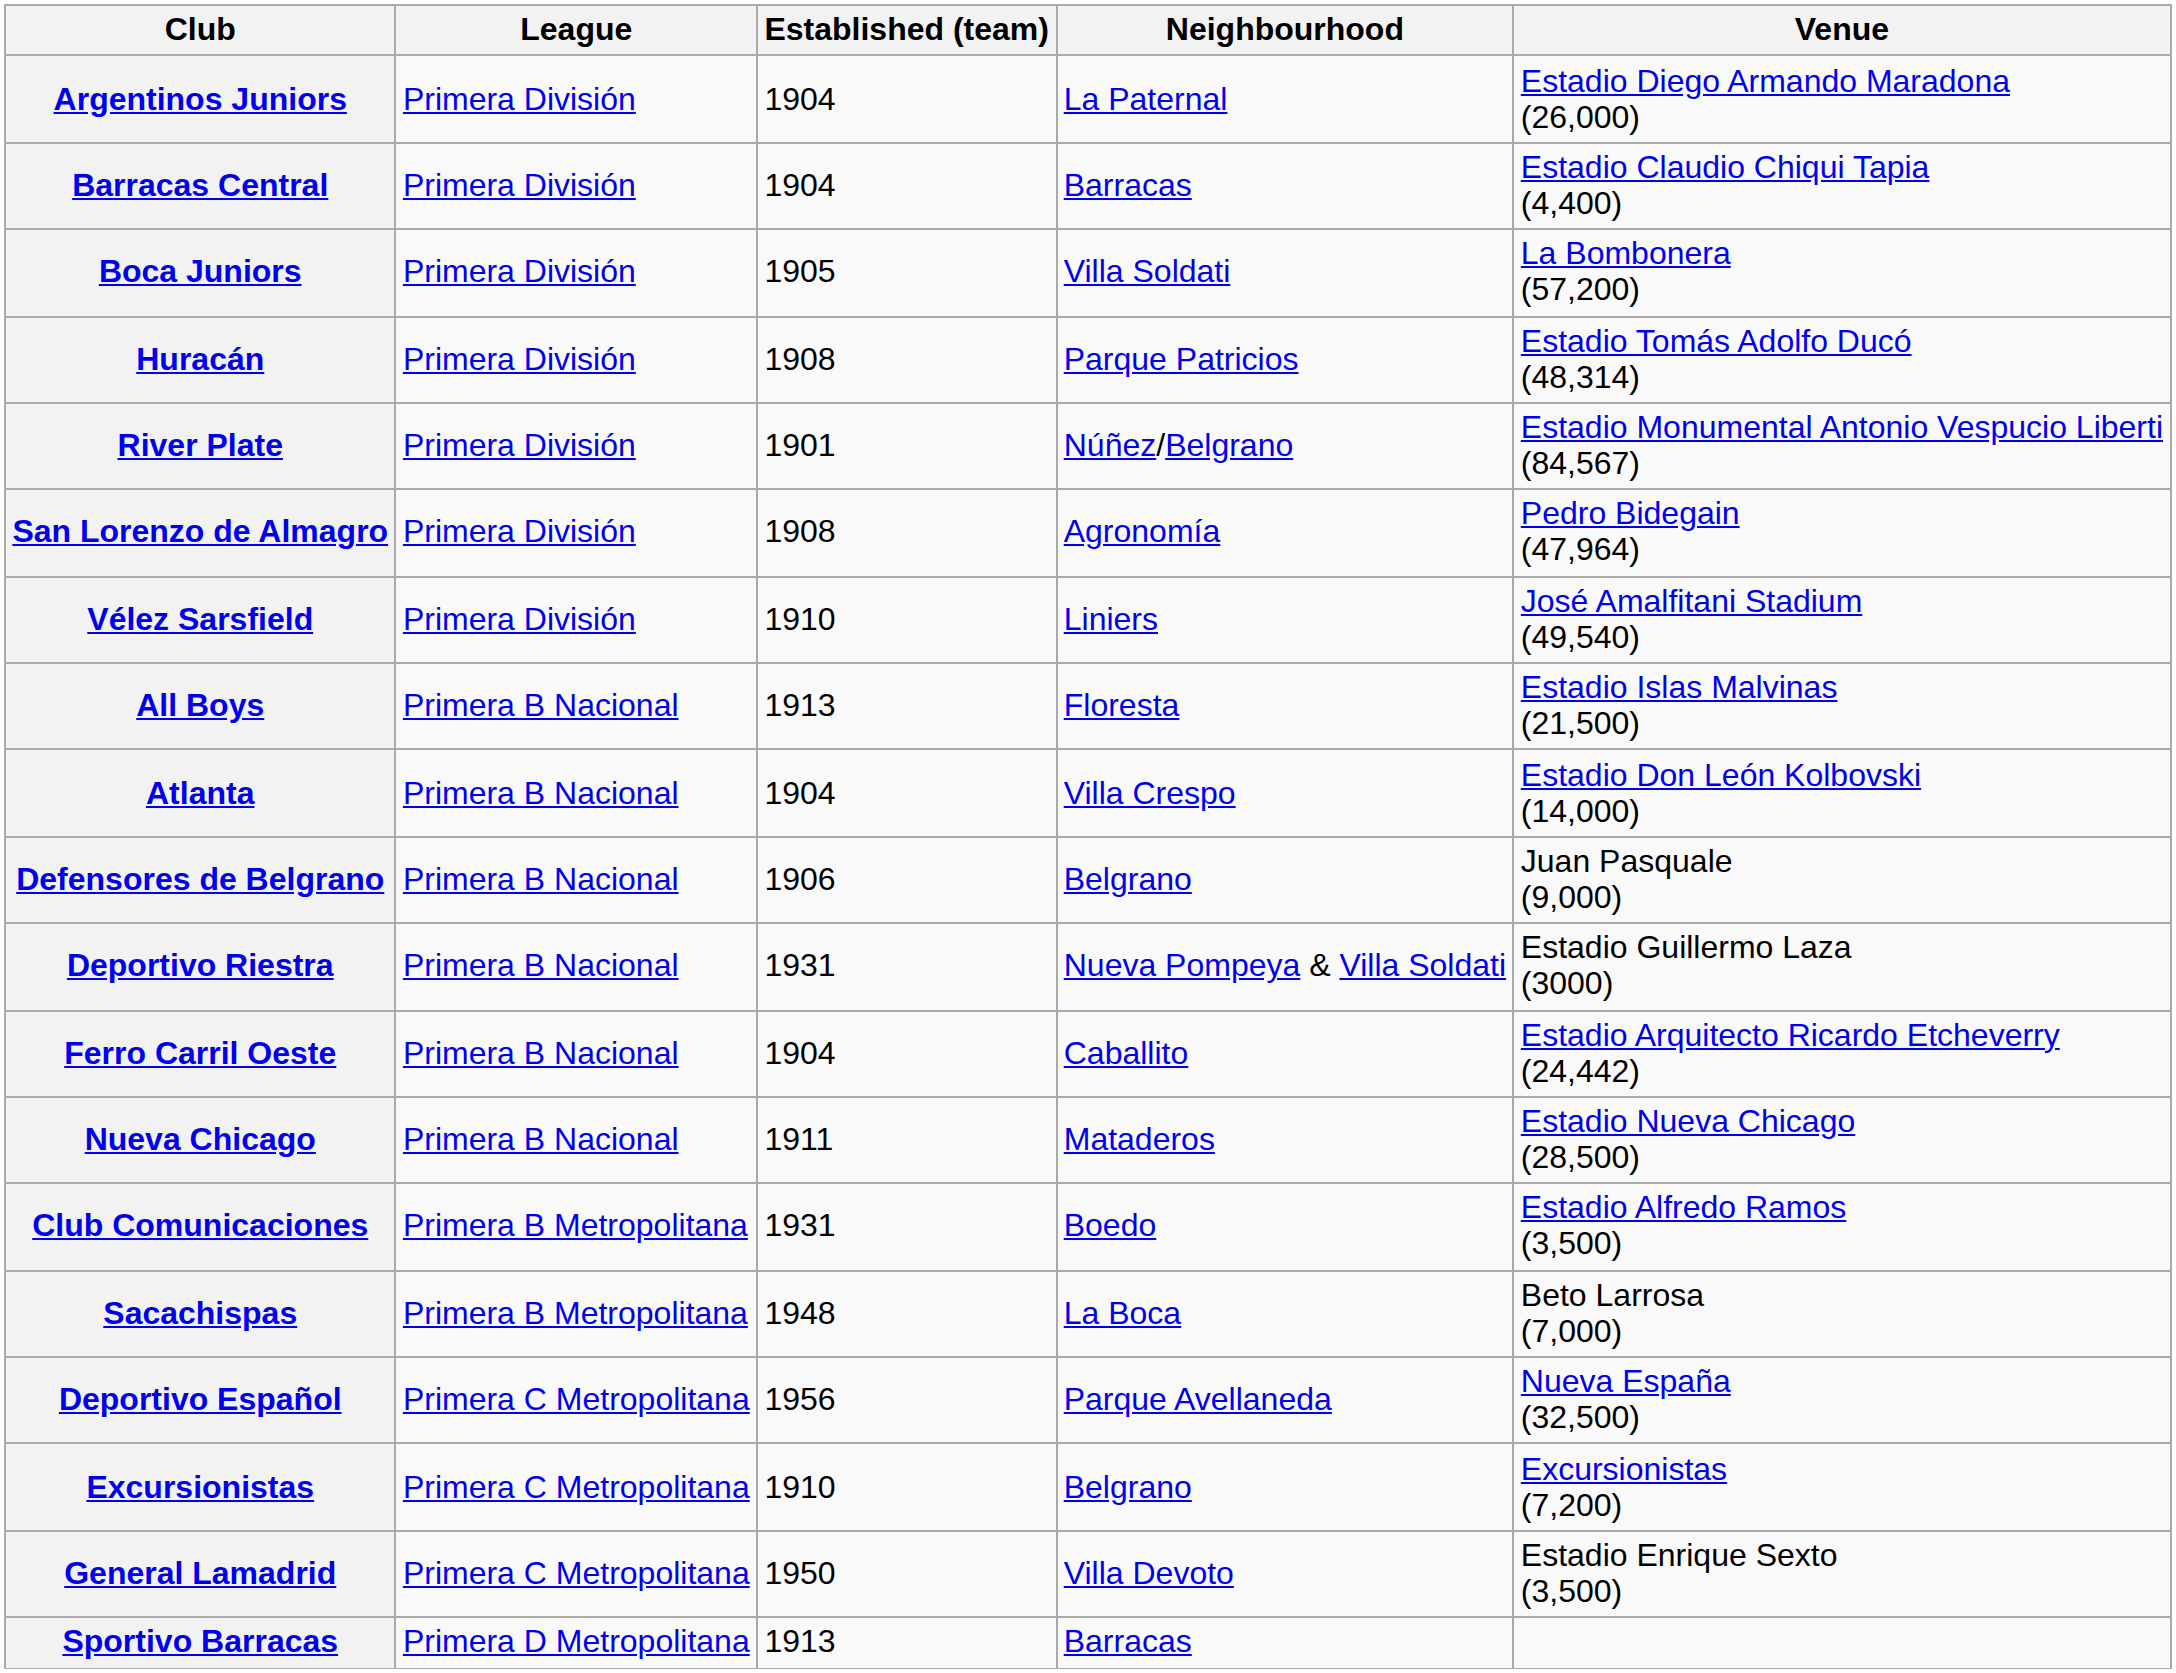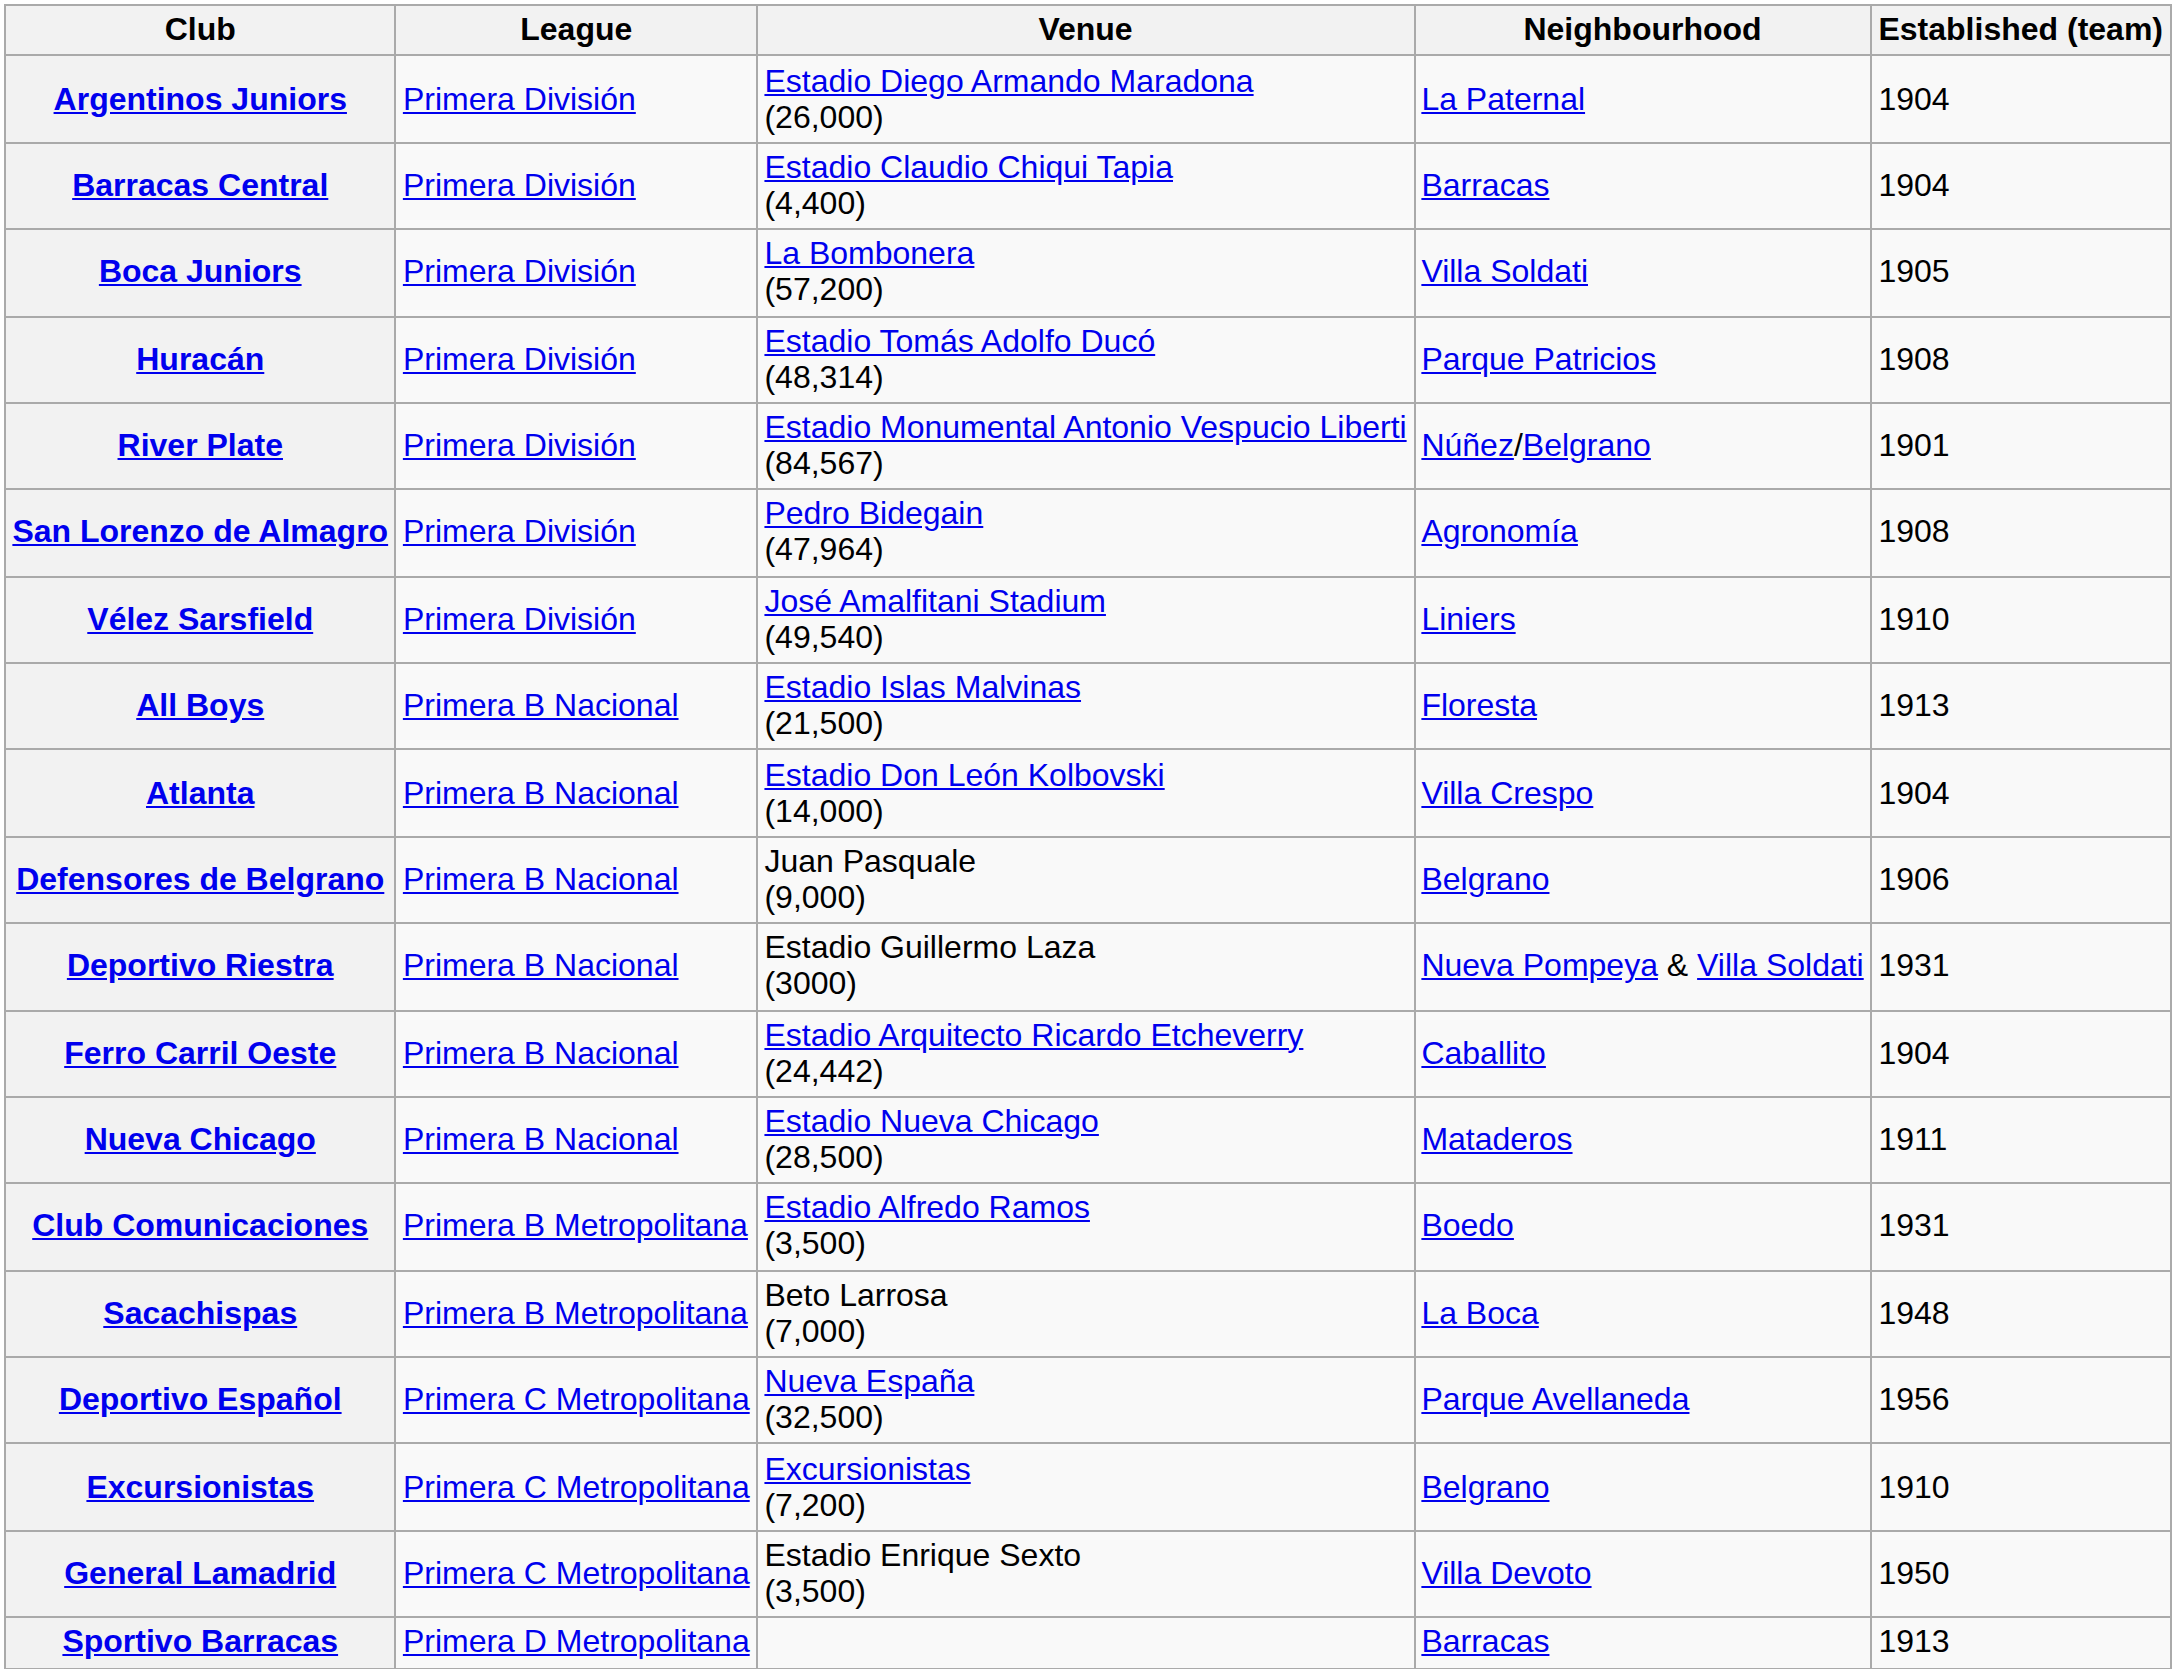columns swapped: (1842, 29) <-> (907, 29)
